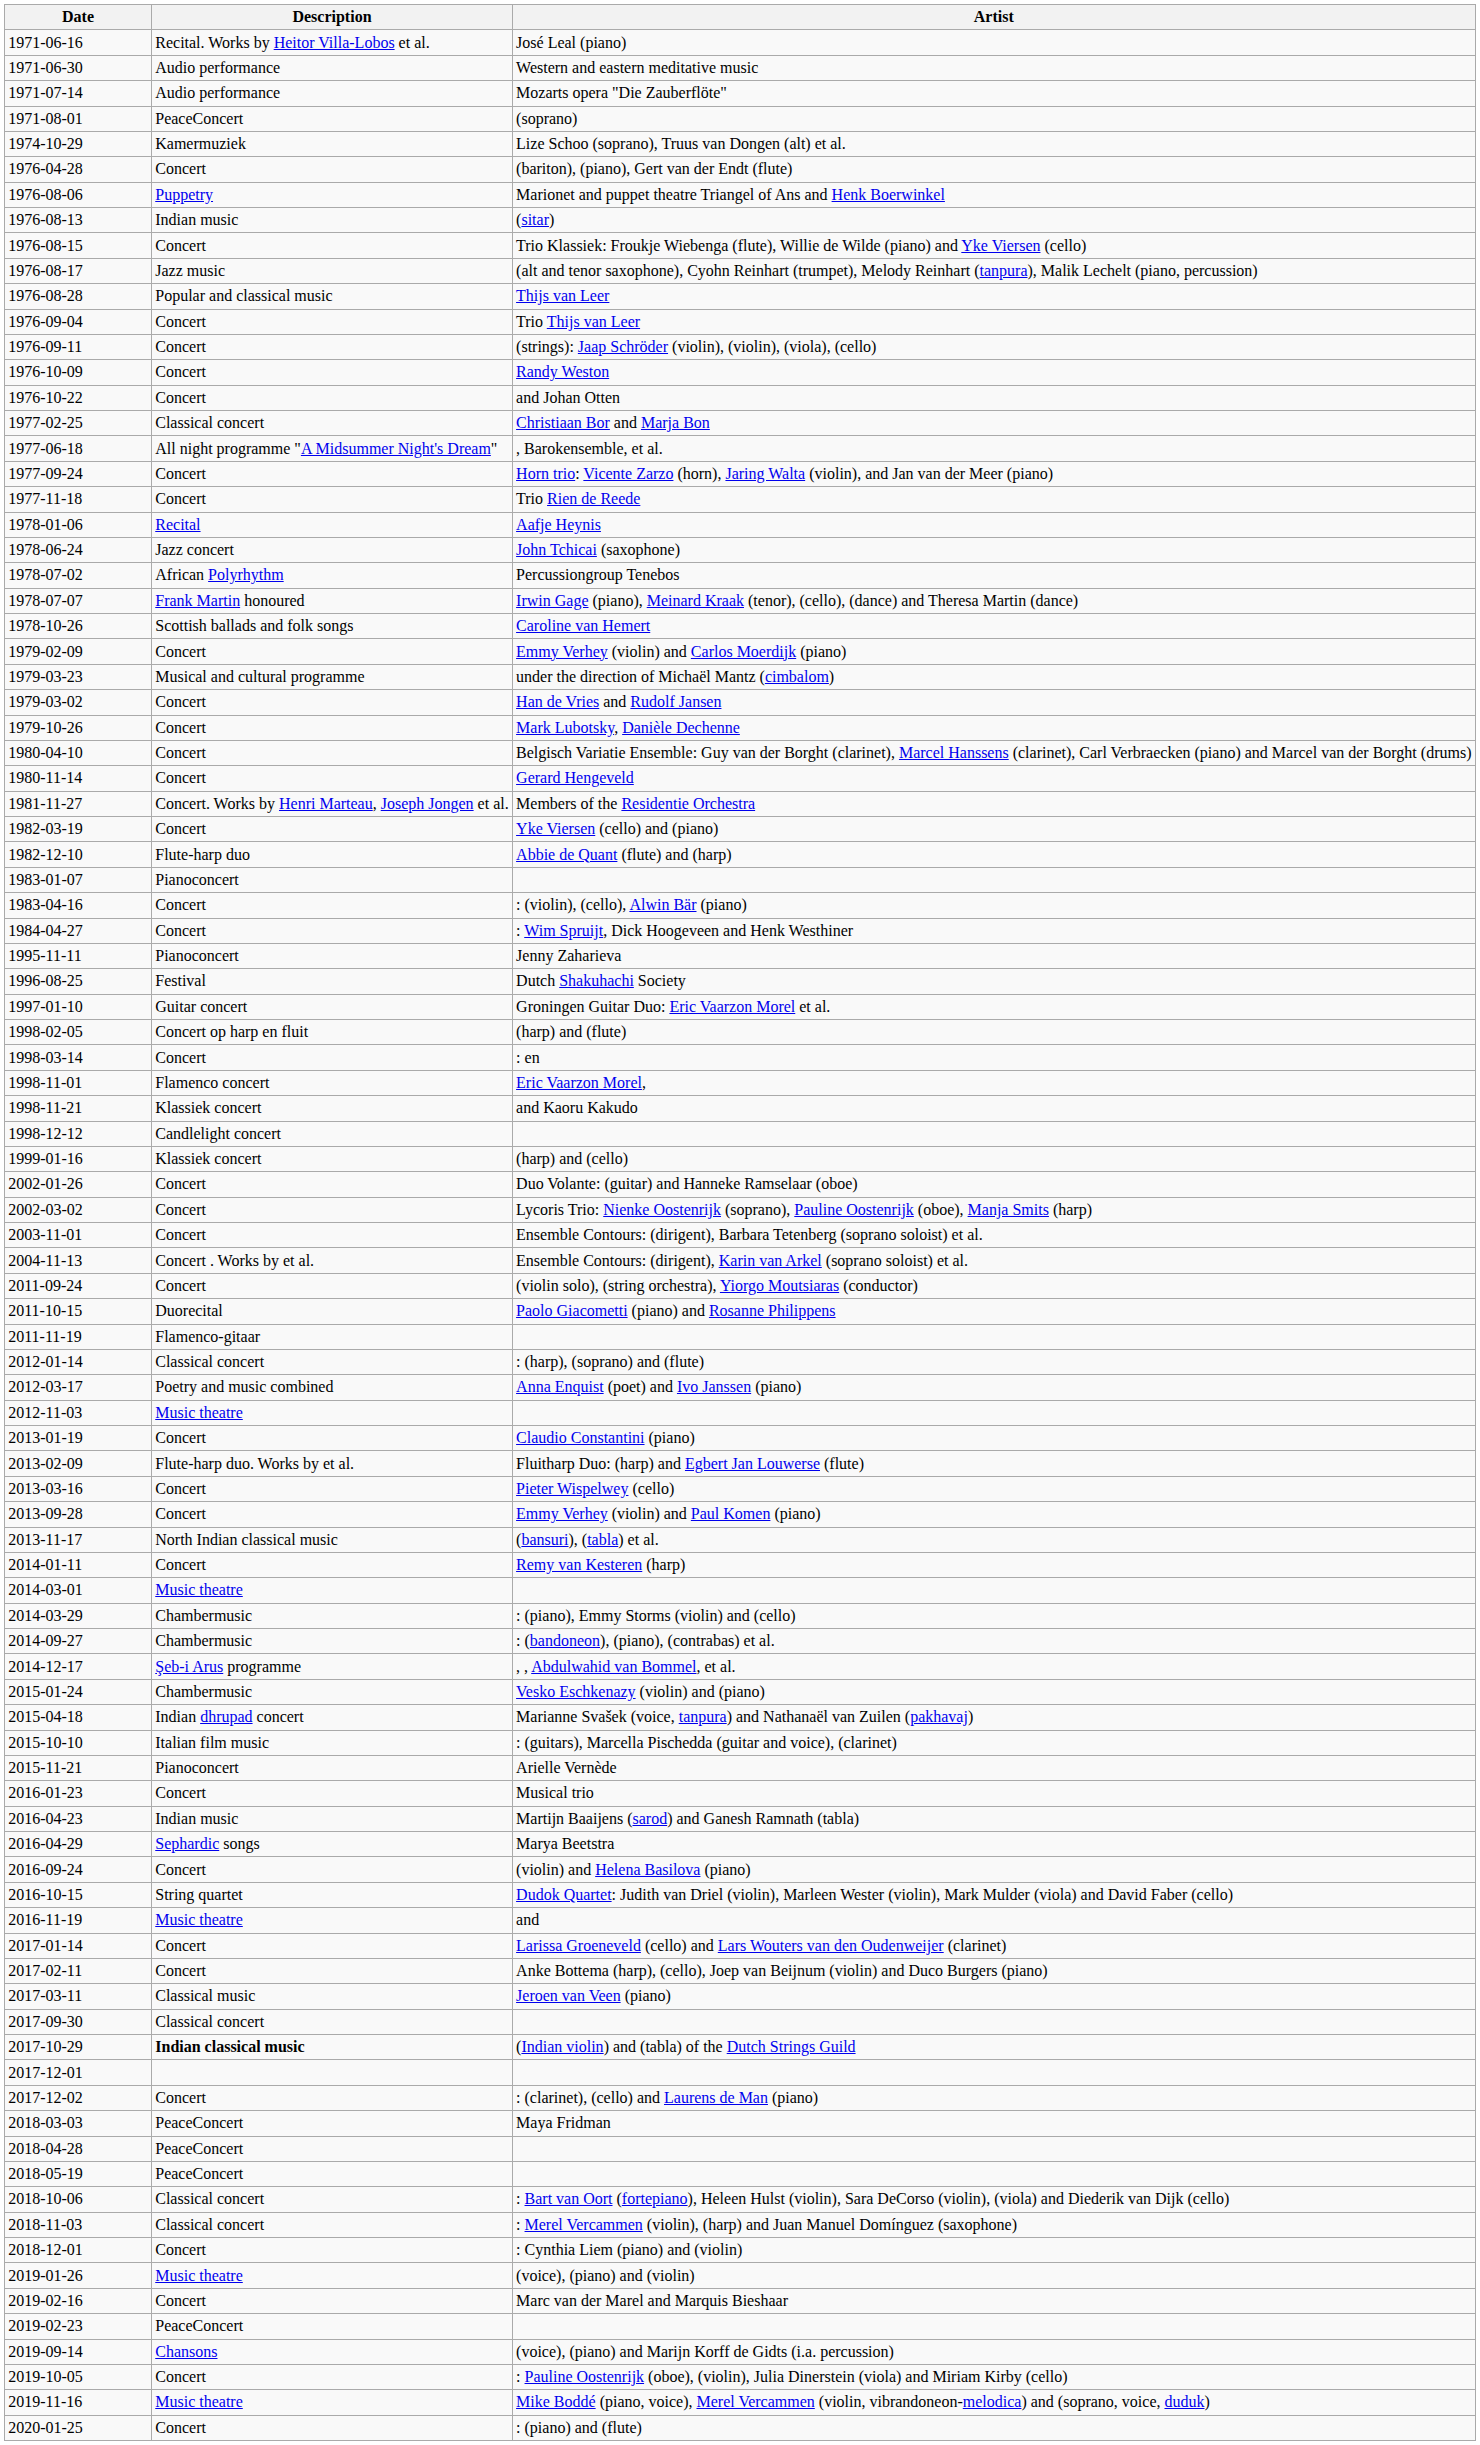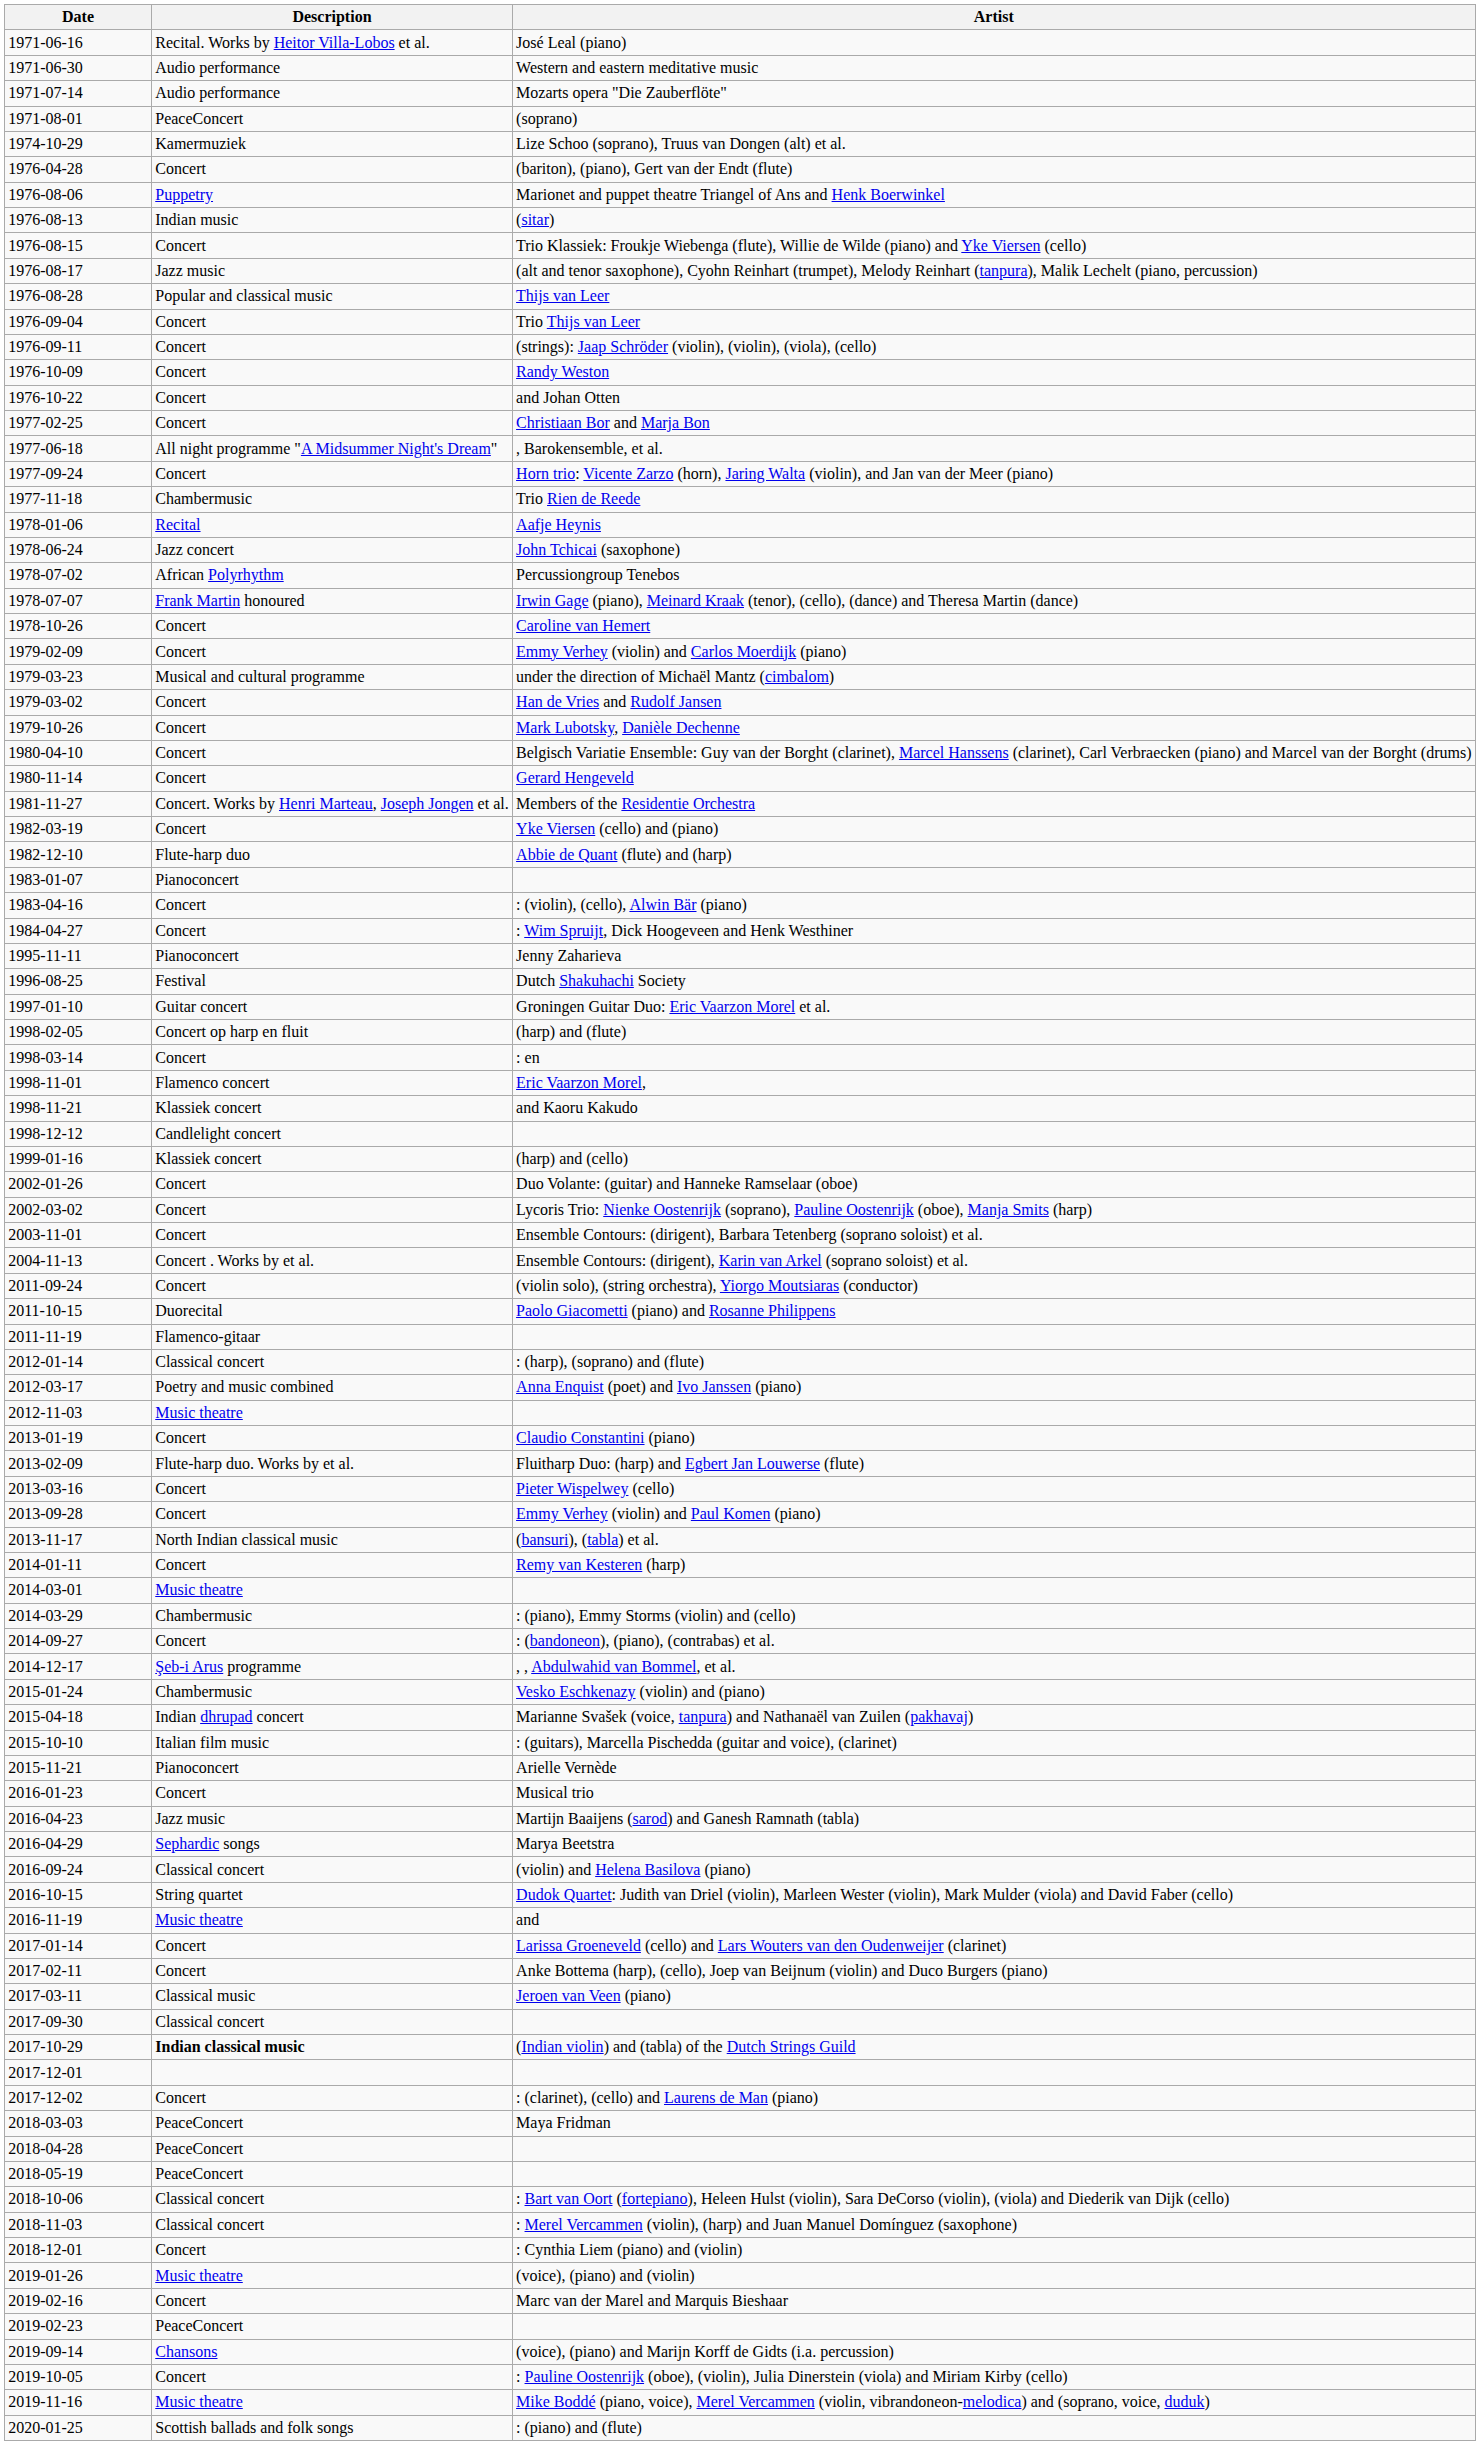(210, 423) Classical concert -> (181, 423) Concert
(181, 499) Concert -> (204, 499) Chambermusic
(254, 626) Scottish ballads and folk songs -> (181, 626) Concert
(204, 1641) Chambermusic -> (181, 1641) Concert
(197, 1818) Indian music -> (190, 1818) Jazz music
(181, 1869) Concert -> (210, 1869) Classical concert
(181, 2427) Concert -> (254, 2427) Scottish ballads and folk songs
